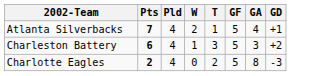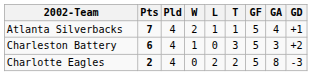+ column: (215, 13)
